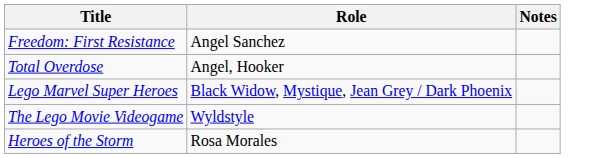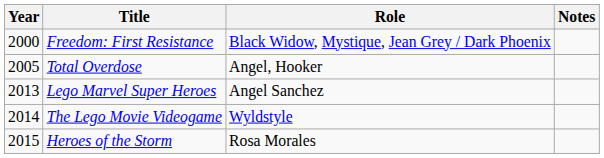+ column: (24, 16)
(238, 41) Angel Sanchez -> (390, 41) Black Widow, Mystique, Jean Grey / Dark Phoenix
(351, 91) Black Widow, Mystique, Jean Grey / Dark Phoenix -> (276, 91) Angel Sanchez
